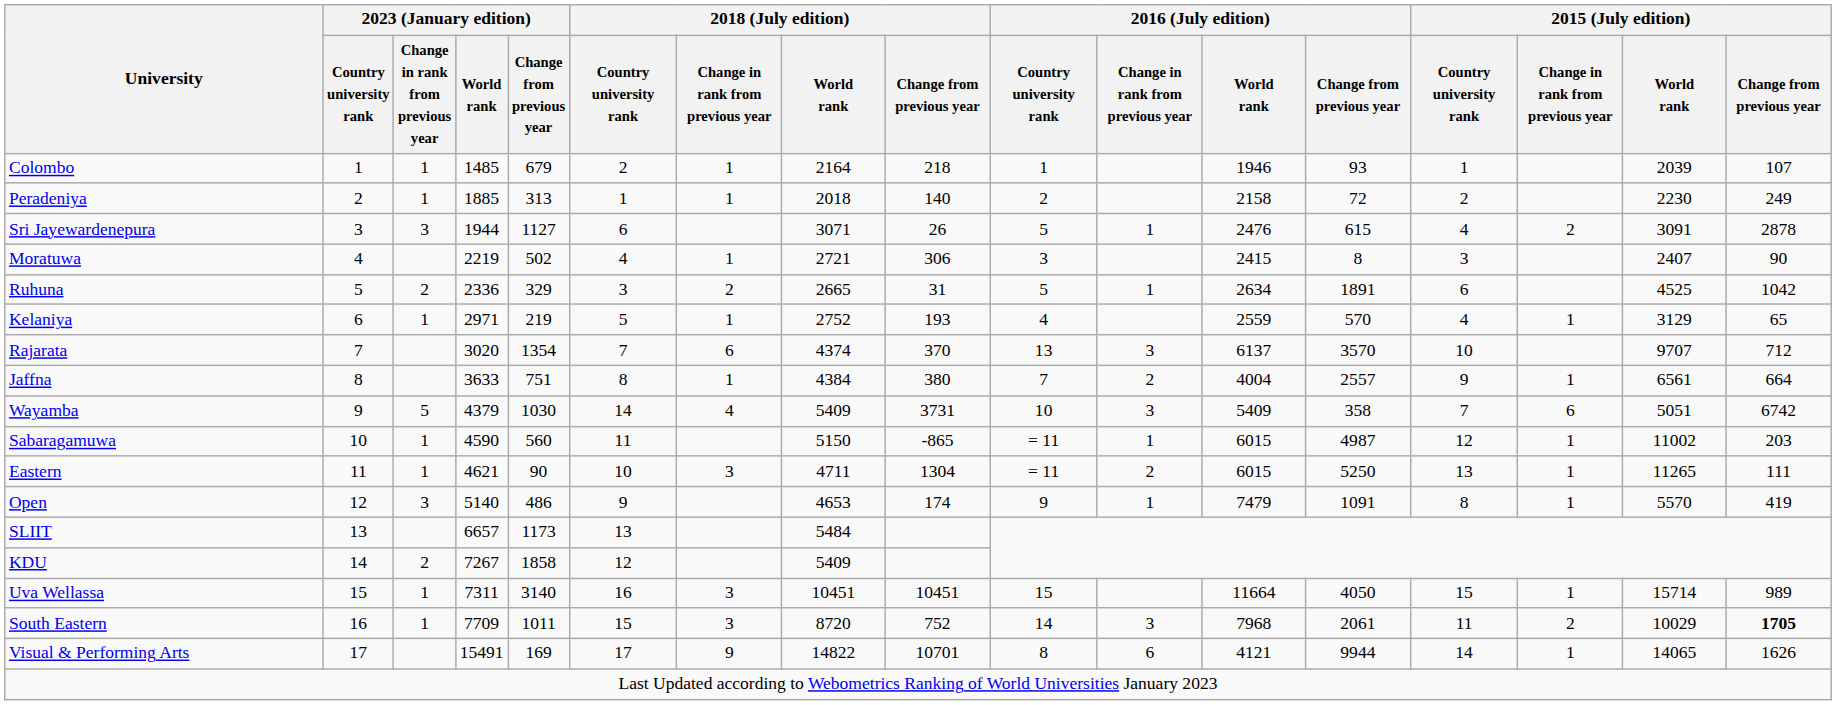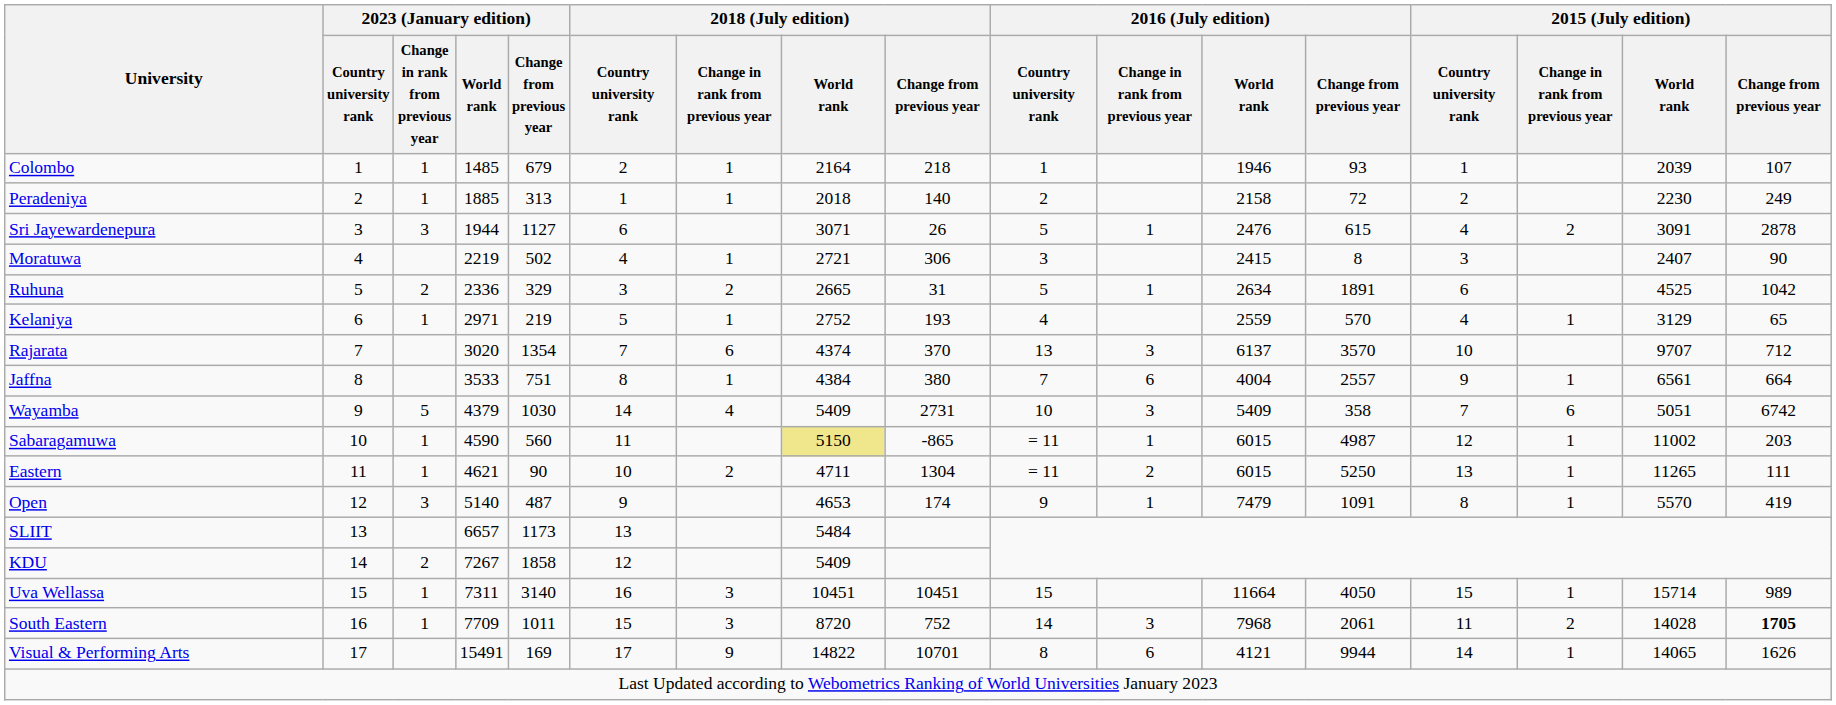(482, 380) 3633 -> (482, 380) 3533
(1150, 380) 2 -> (1150, 380) 6
(937, 410) 3731 -> (937, 410) 2731
(833, 441) no background -> (833, 441) khaki background
(729, 471) 3 -> (729, 471) 2
(539, 501) 486 -> (539, 501) 487
(1674, 623) 10029 -> (1674, 623) 14028
